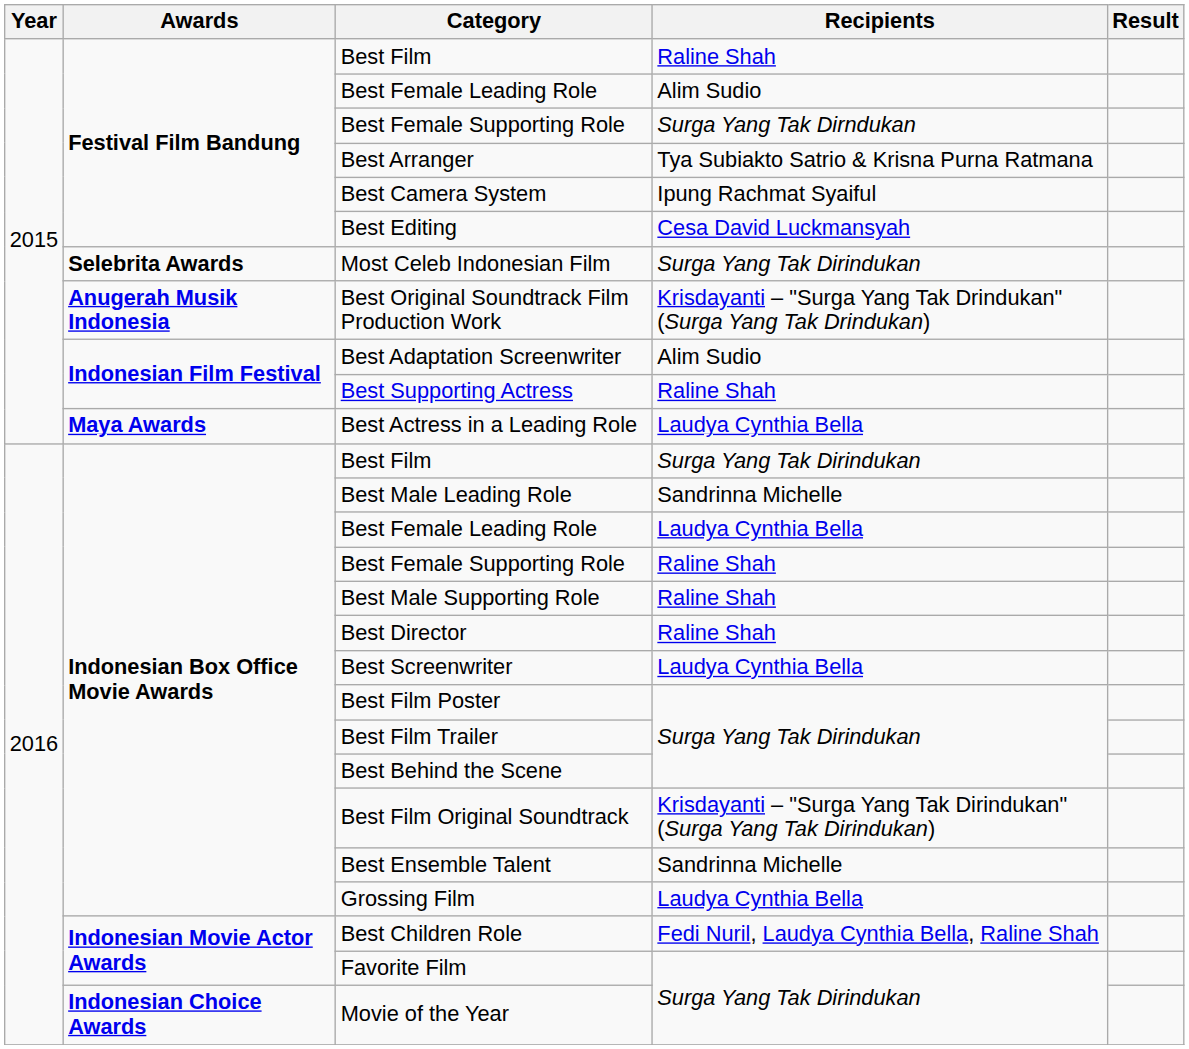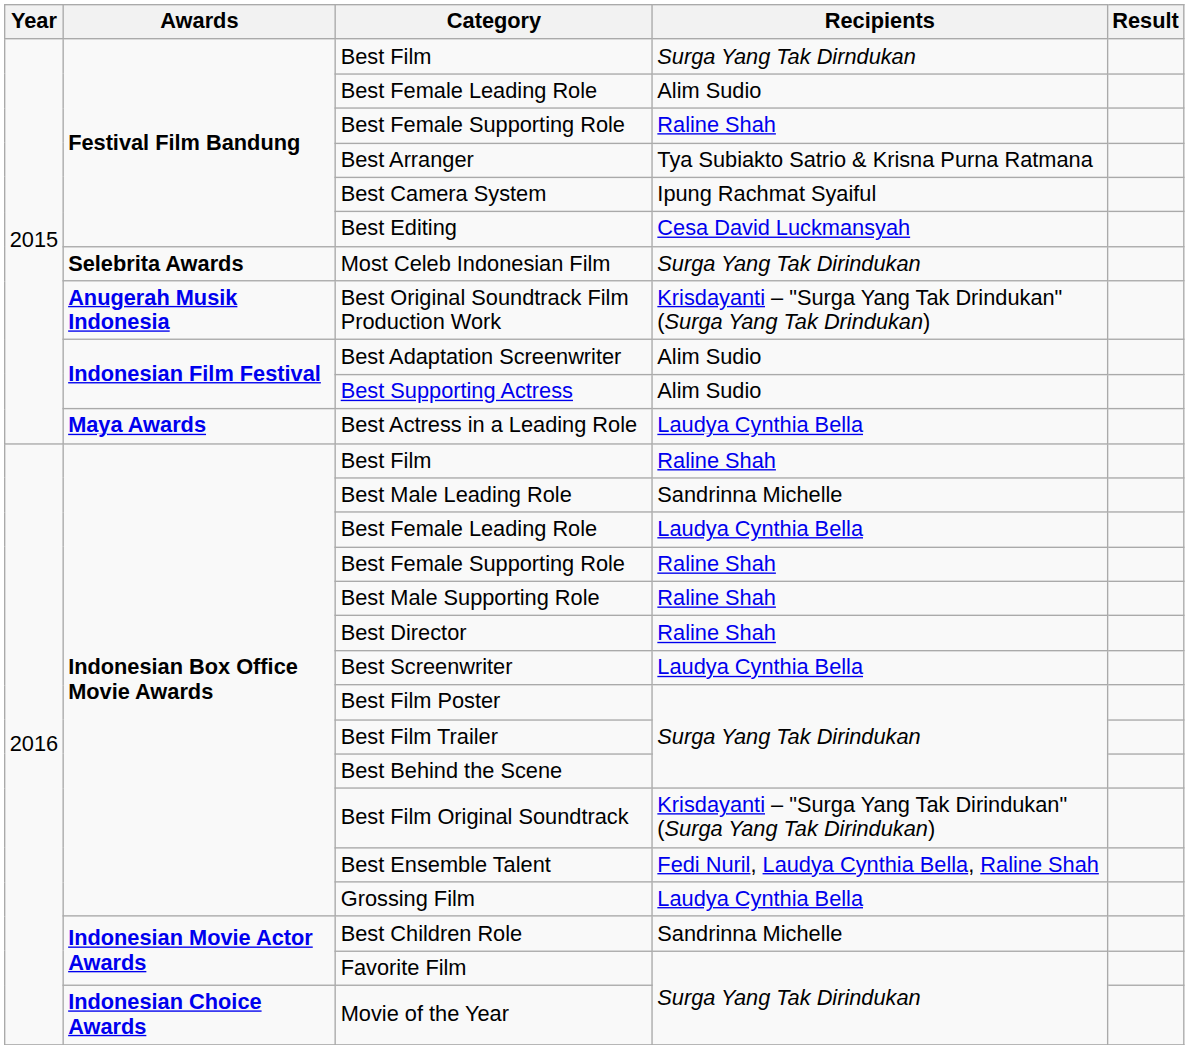(717, 56) Raline Shah -> (787, 56) Surga Yang Tak Dirndukan
(787, 125) Surga Yang Tak Dirndukan -> (717, 125) Raline Shah
(717, 391) Raline Shah -> (709, 391) Alim Sudio
(789, 460) Surga Yang Tak Dirindukan -> (717, 460) Raline Shah
(750, 864) Sandrinna Michelle -> (878, 864) Fedi Nuril, Laudya Cynthia Bella, Raline Shah
(878, 933) Fedi Nuril, Laudya Cynthia Bella, Raline Shah -> (750, 933) Sandrinna Michelle
